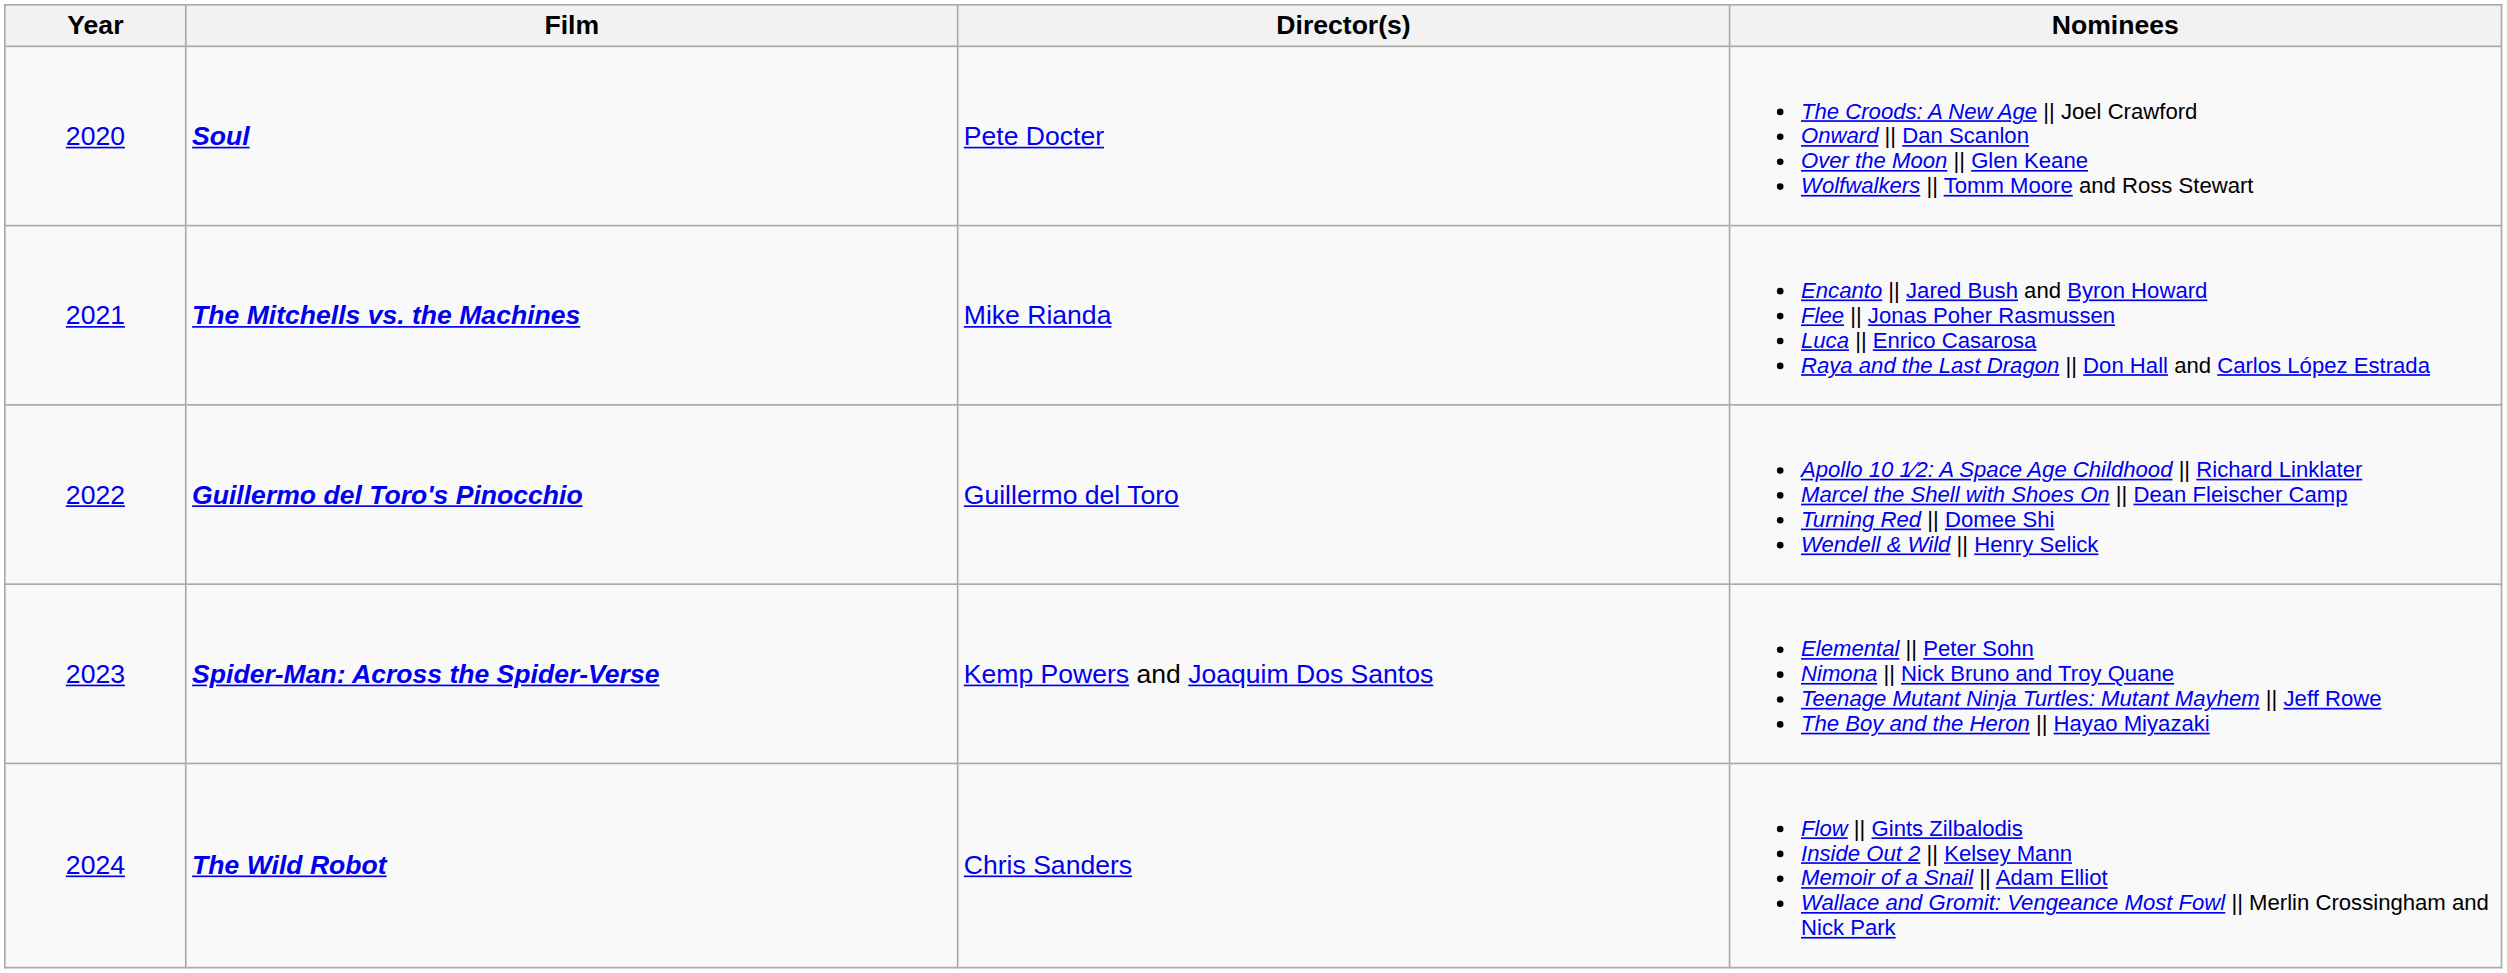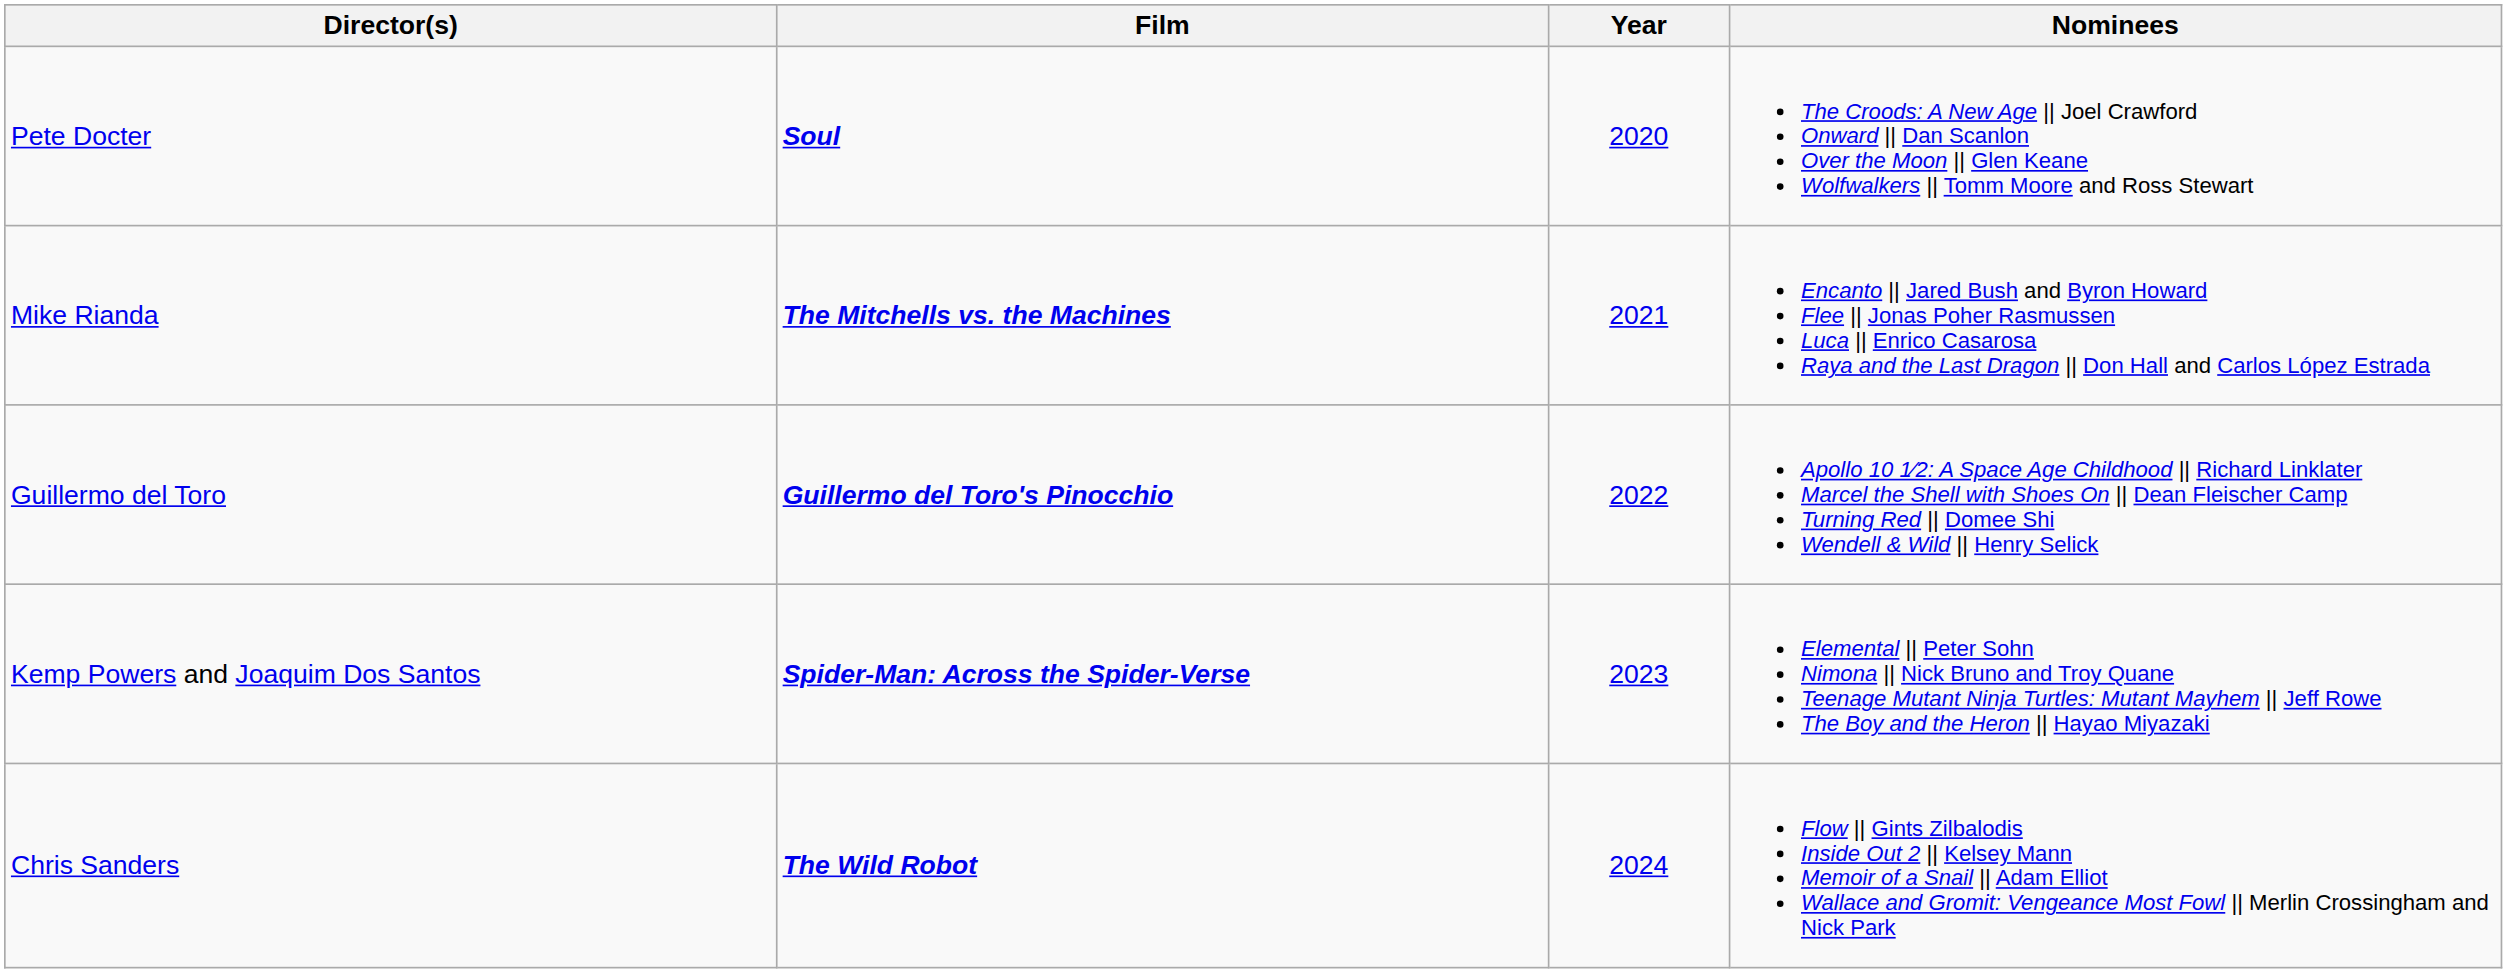columns swapped: (95, 25) <-> (1344, 25)
